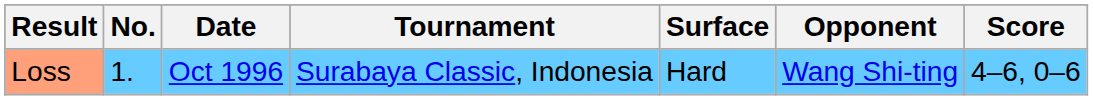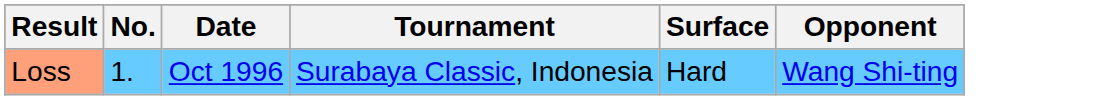- column: (1026, 26)
